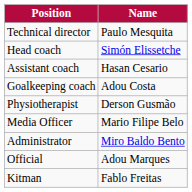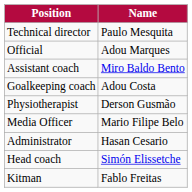rows swapped: (34, 50) <-> (25, 159)
(134, 68) Hasan Cesario -> (143, 68) Miro Baldo Bento
(143, 141) Miro Baldo Bento -> (134, 141) Hasan Cesario
